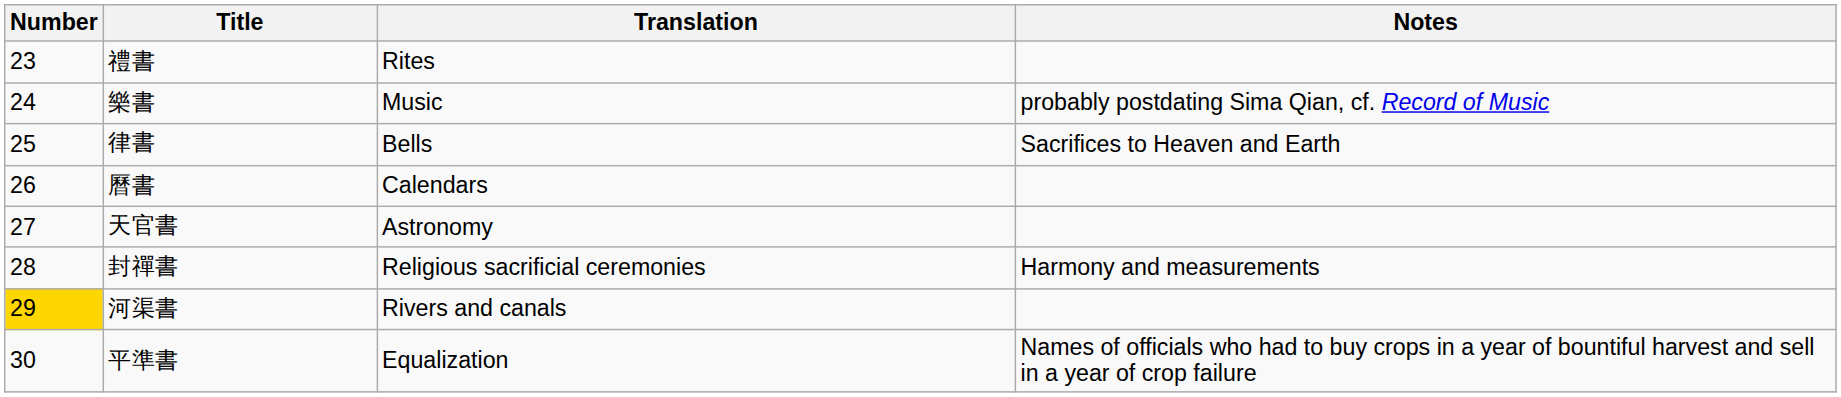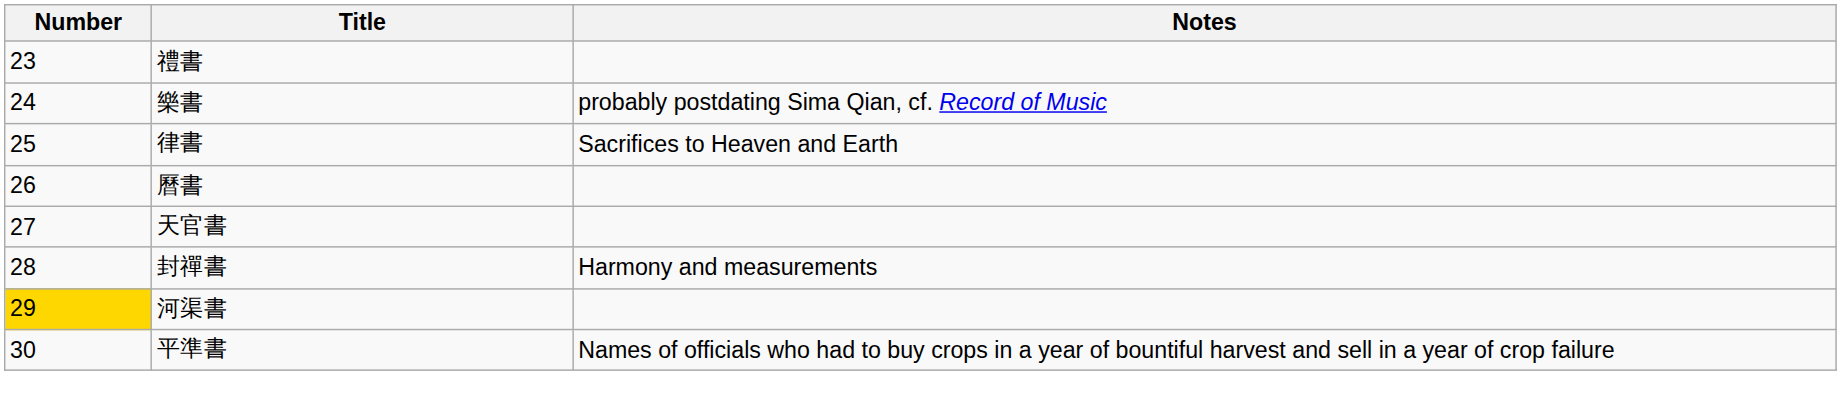- column: (696, 22)
